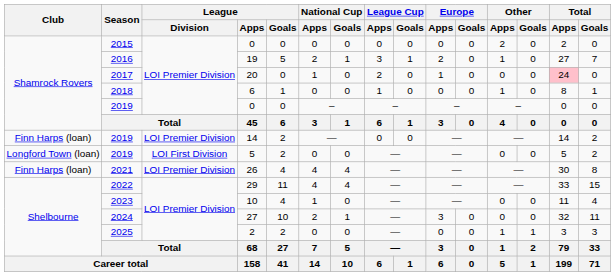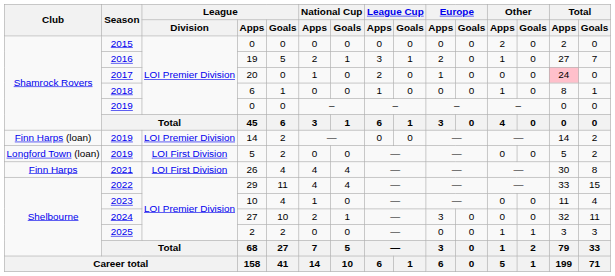(53, 169) Finn Harps (loan) -> (53, 169) Finn Harps
(190, 169) LOI Premier Division -> (190, 169) LOI First Division
